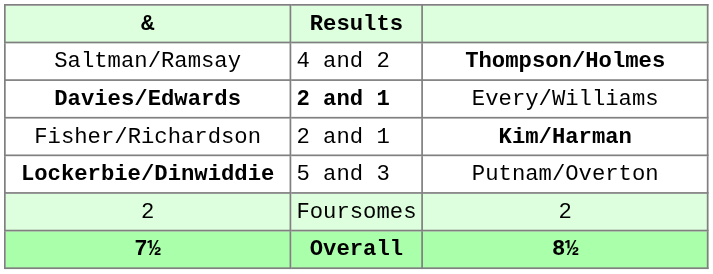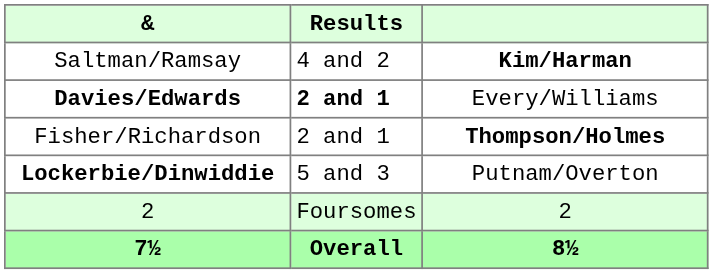(565, 61) Thompson/Holmes -> (565, 61) Kim/Harman
(565, 137) Kim/Harman -> (565, 137) Thompson/Holmes
